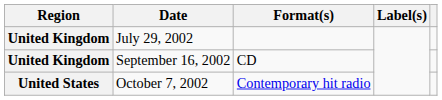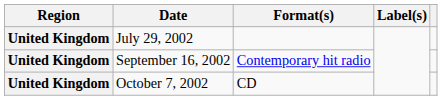(247, 60) CD -> (304, 60) Contemporary hit radio
(59, 83) United States -> (59, 83) United Kingdom
(304, 83) Contemporary hit radio -> (247, 83) CD
